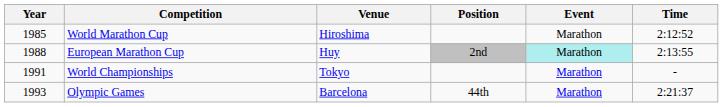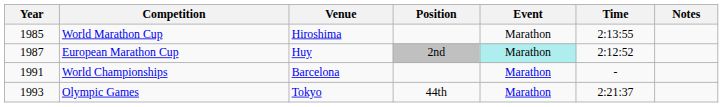+ column: (686, 14)
(675, 34) 2:12:52 -> (615, 34) 2:13:55
(34, 53) 1988 -> (32, 53) 1987
(675, 53) 2:13:55 -> (615, 53) 2:12:52
(334, 73) Tokyo -> (316, 73) Barcelona
(343, 92) Barcelona -> (307, 92) Tokyo
